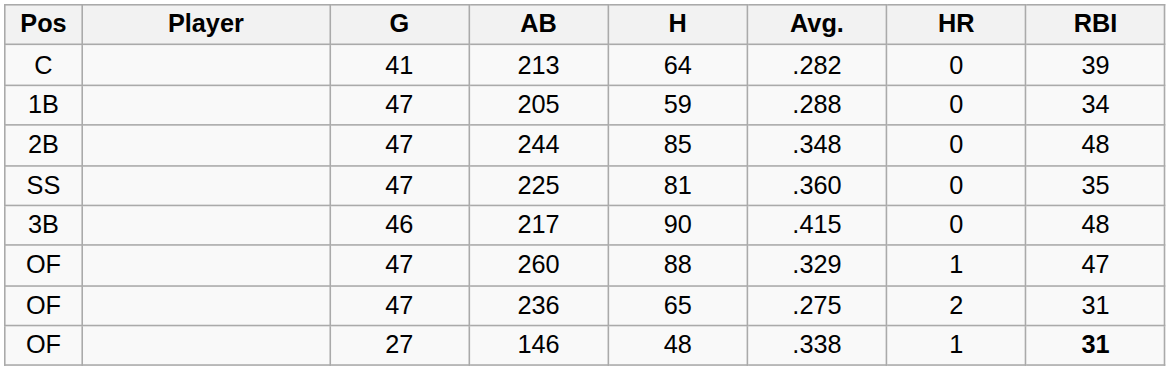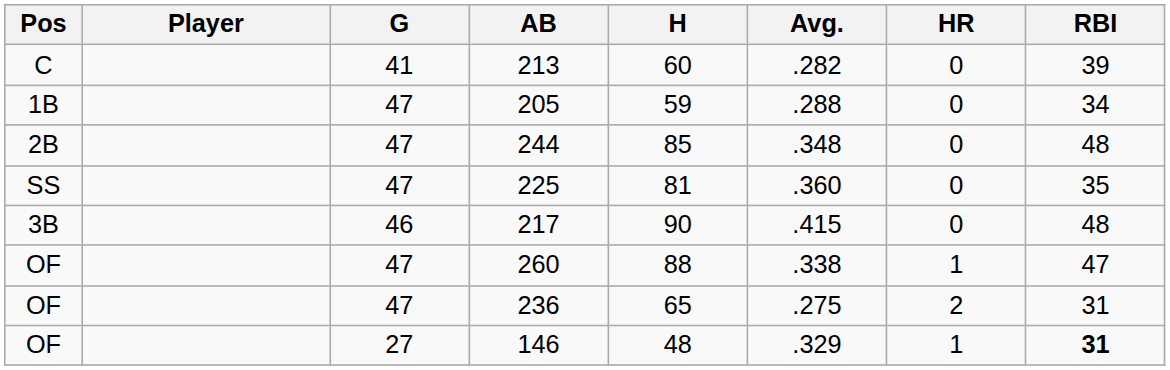(678, 64) 64 -> (678, 64) 60
(817, 265) .329 -> (817, 265) .338
(817, 345) .338 -> (817, 345) .329
